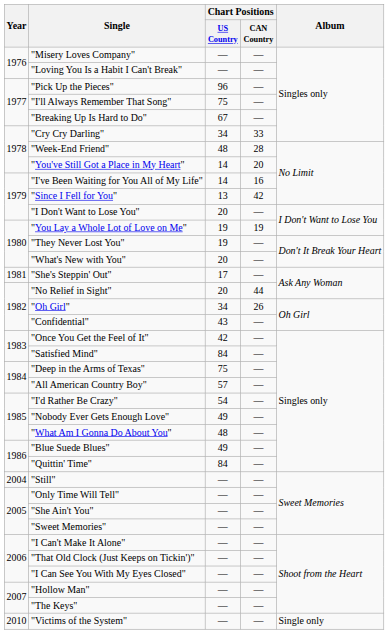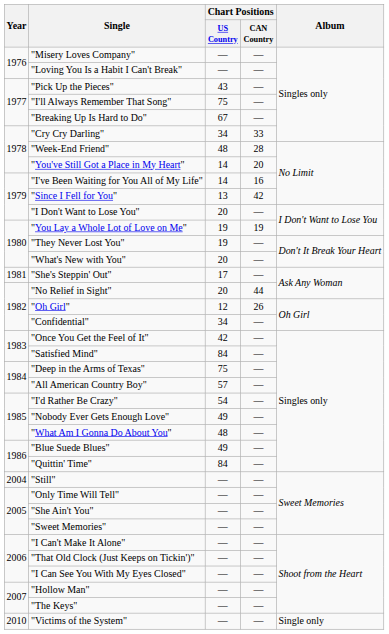(223, 86) 96 -> (223, 86) 43
(223, 306) 34 -> (223, 306) 12
(223, 322) 43 -> (223, 322) 34
